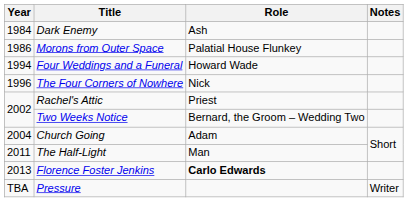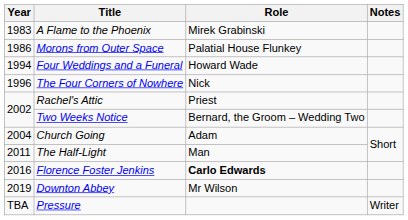+ row: (94, 30)
- row: (67, 30)
(19, 170) 2013 -> (19, 170) 2016
+ row: (75, 188)
